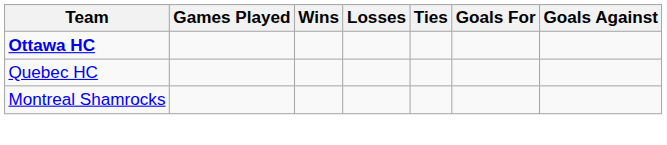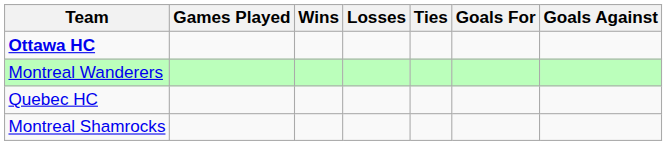+ row: (86, 72)
